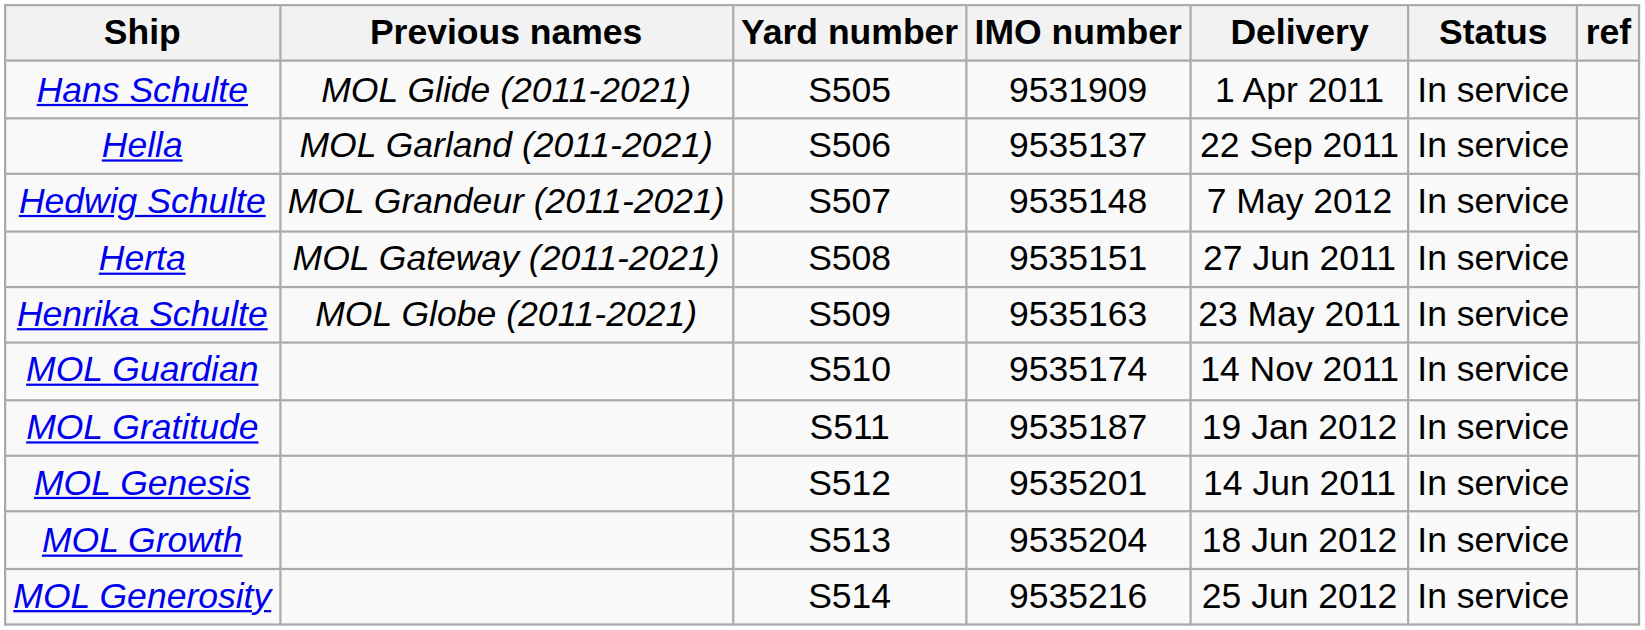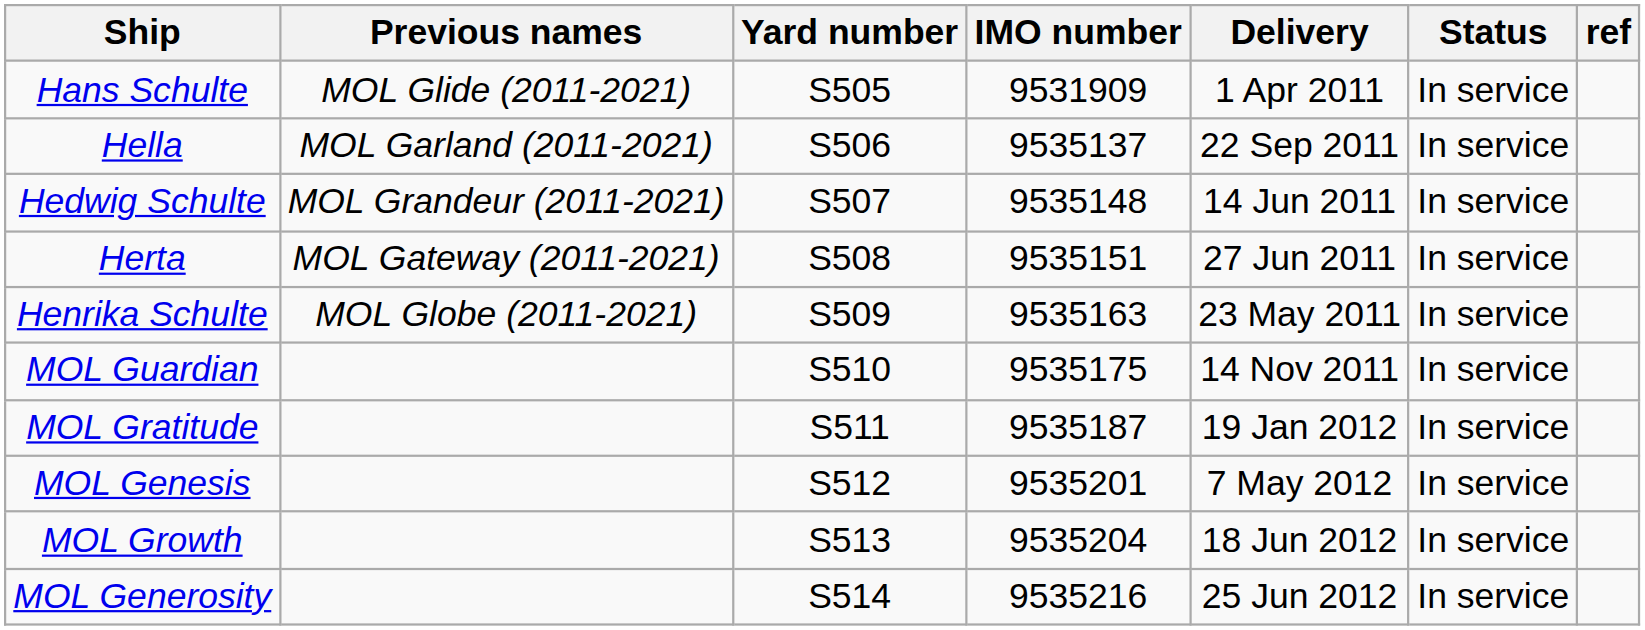(1300, 201) 7 May 2012 -> (1300, 201) 14 Jun 2011
(1078, 370) 9535174 -> (1078, 370) 9535175
(1300, 483) 14 Jun 2011 -> (1300, 483) 7 May 2012
